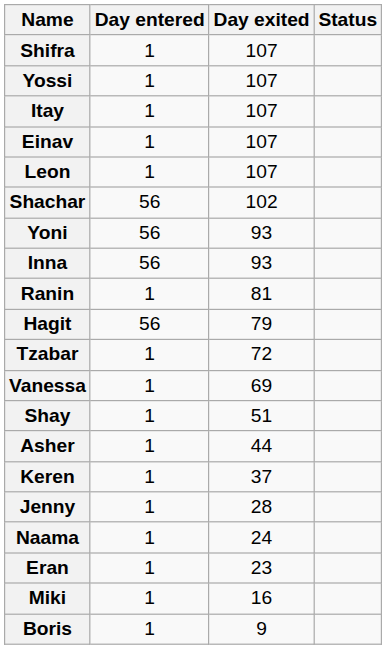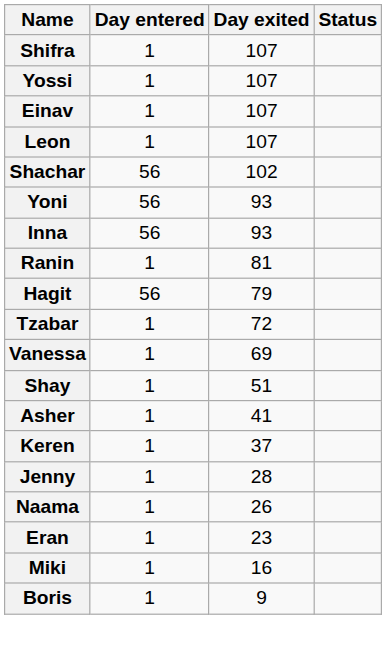- row: (47, 111)
(262, 446) 44 -> (262, 415) 41
(262, 537) 24 -> (262, 506) 26
